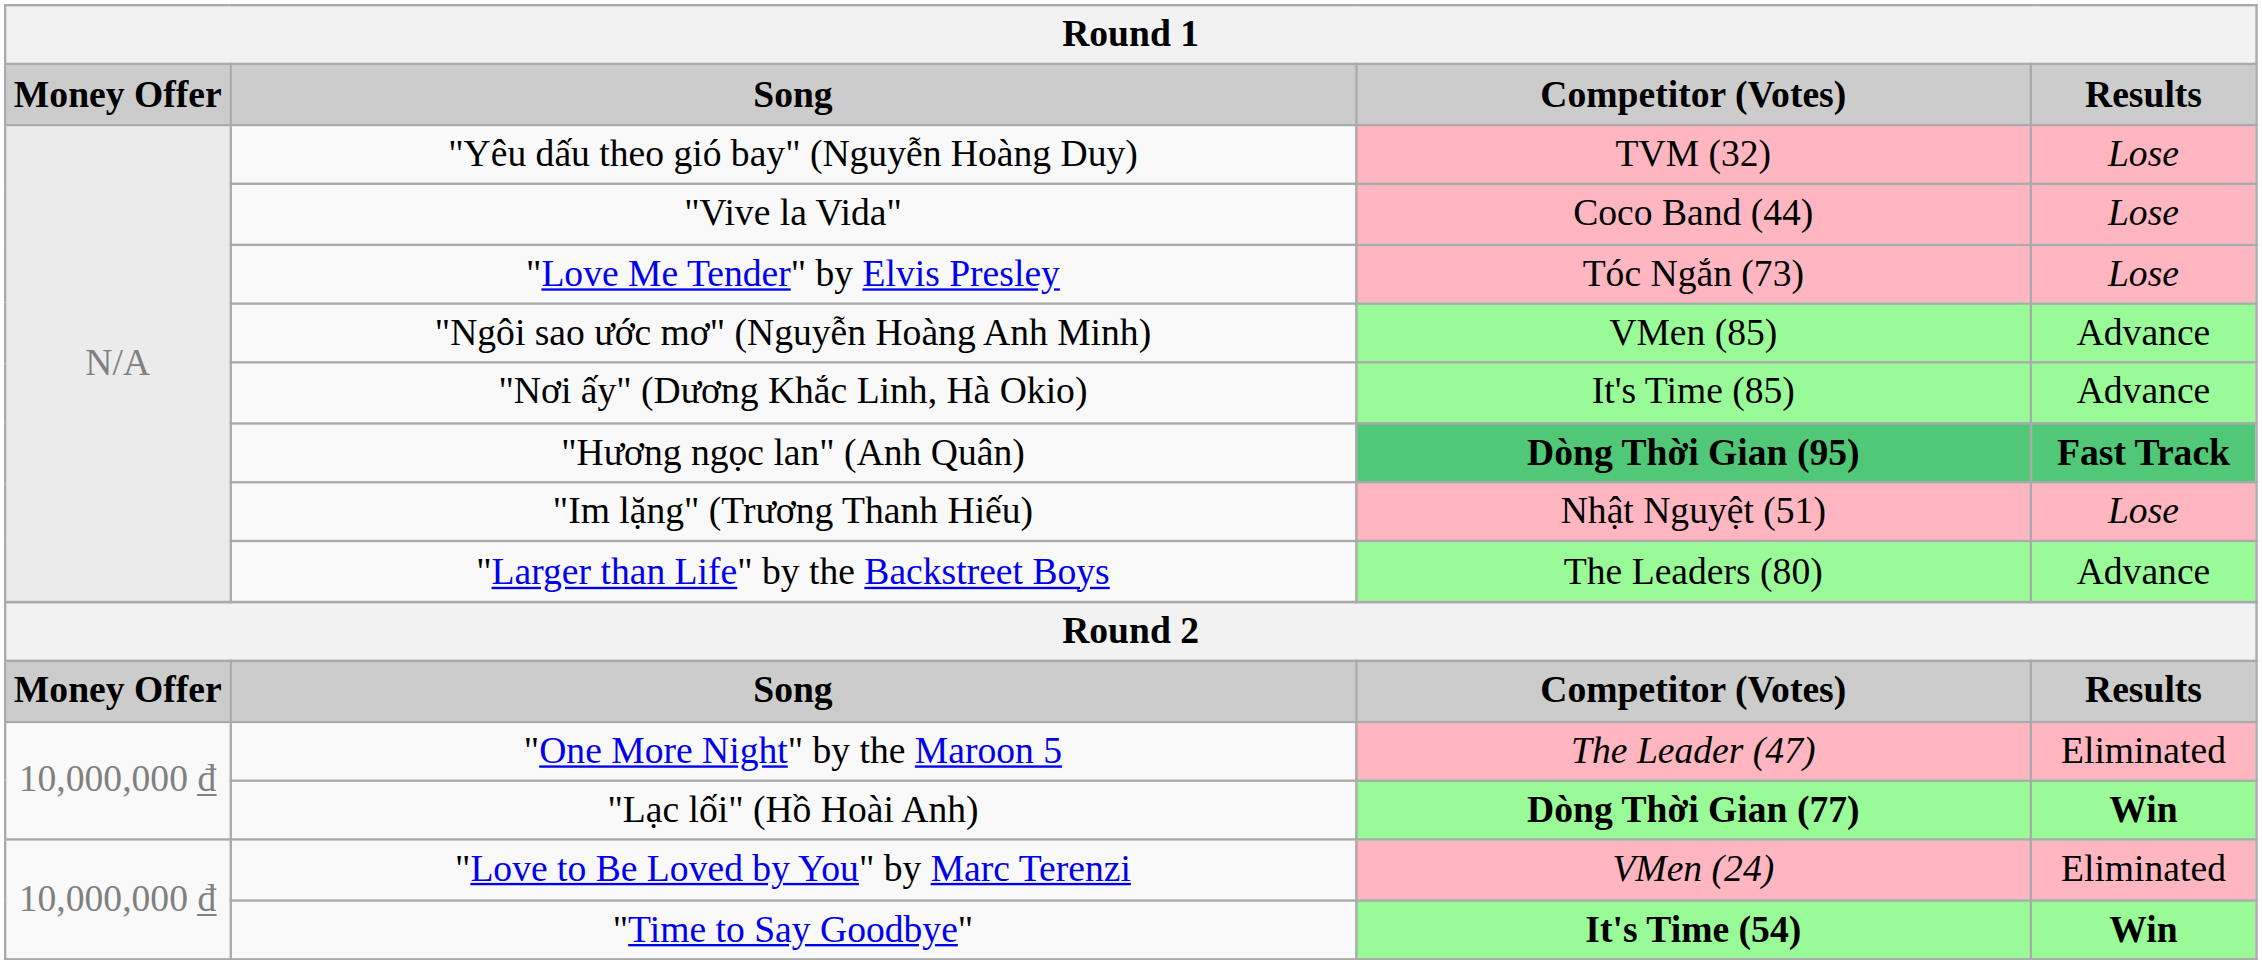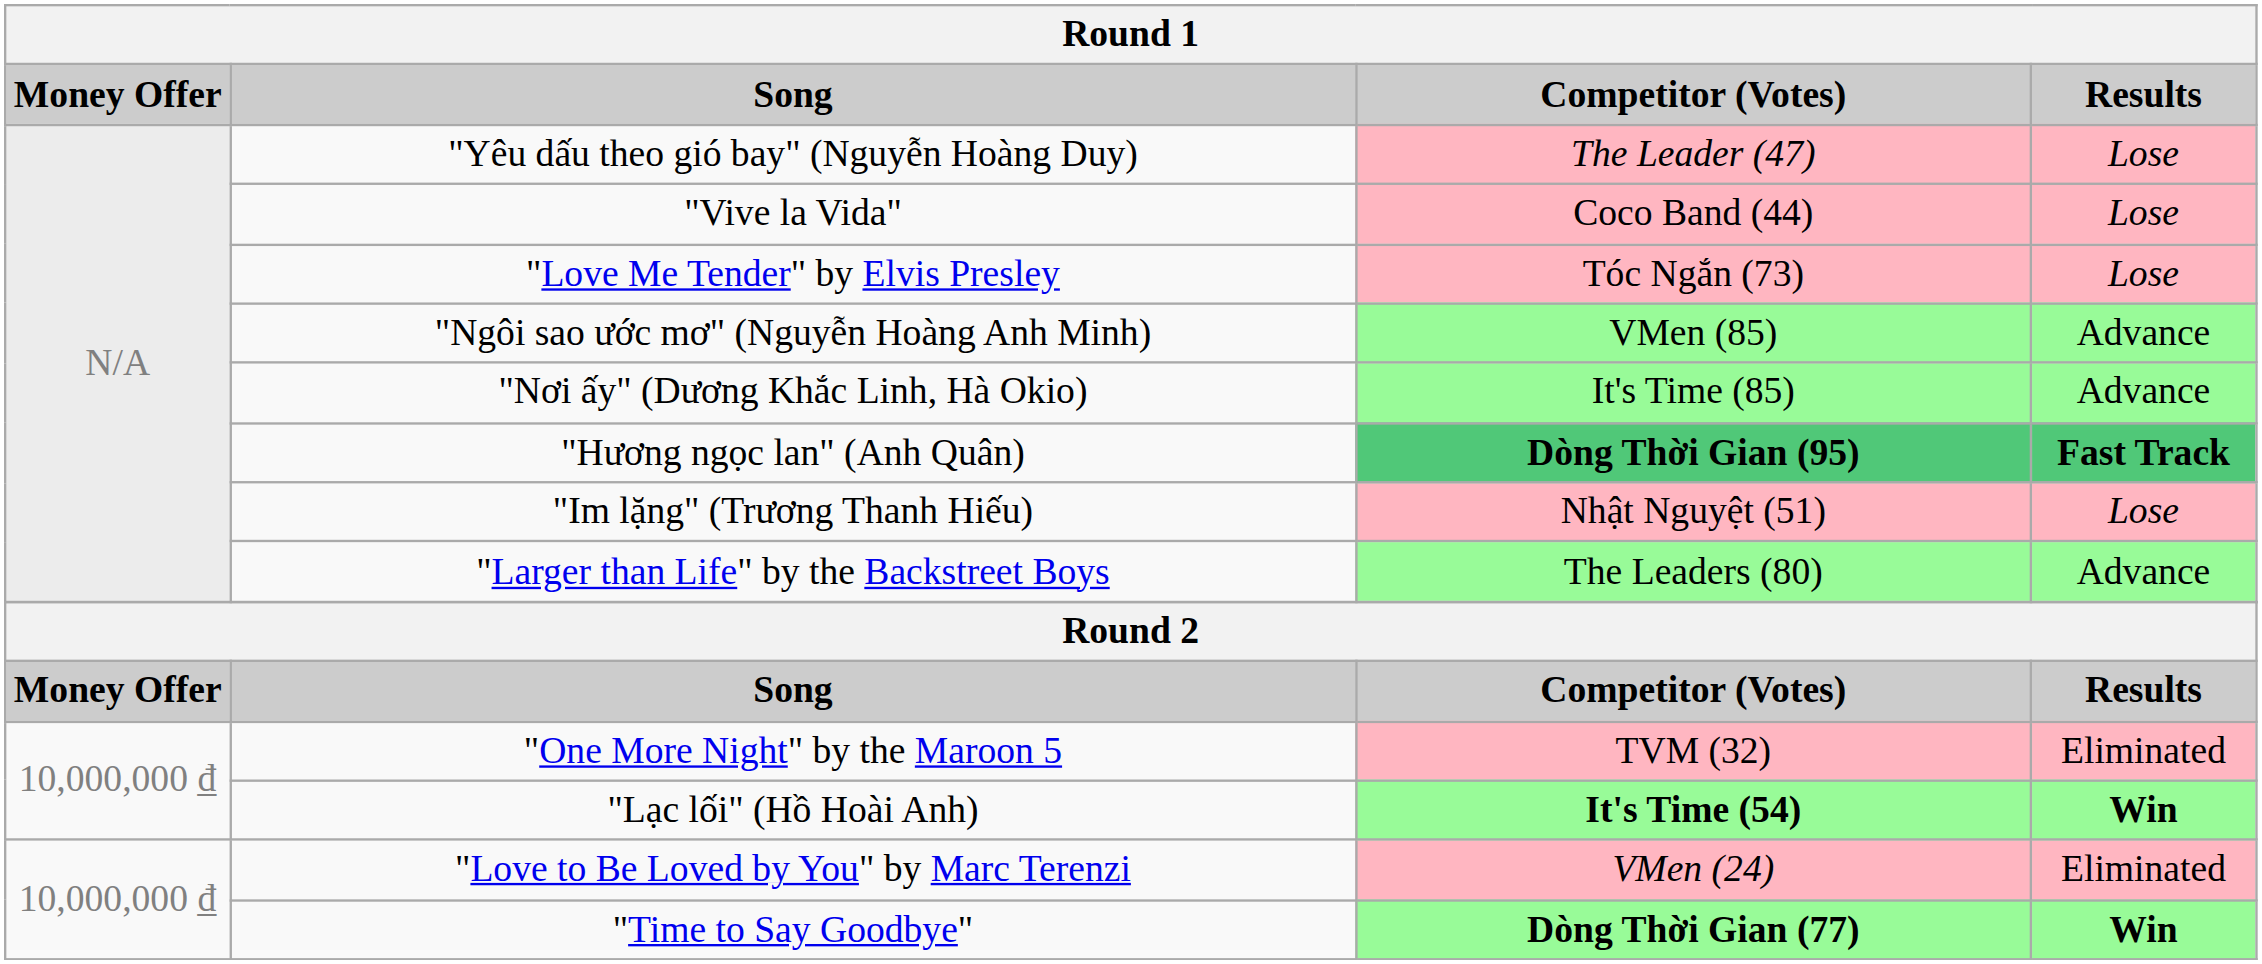(1693, 153) TVM (32) -> (1693, 153) The Leader (47)
(1693, 749) The Leader (47) -> (1693, 749) TVM (32)
(1693, 809) Dòng Thời Gian (77) -> (1693, 809) It's Time (54)
(1693, 928) It's Time (54) -> (1693, 928) Dòng Thời Gian (77)
